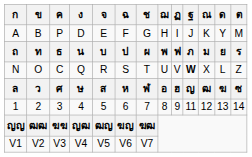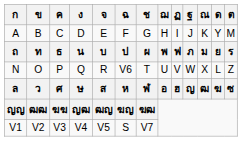(60, 33) P -> (60, 33) C
(60, 70) C -> (60, 70) P
(126, 70) S -> (126, 70) V6
(191, 70) bold -> (190, 70) normal
- row: (16, 107)
(126, 144) V6 -> (126, 127) S
